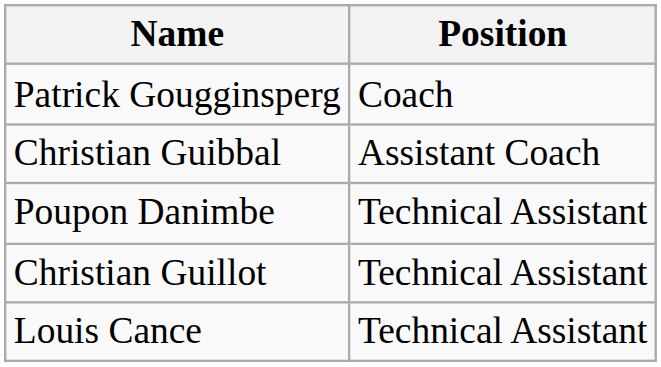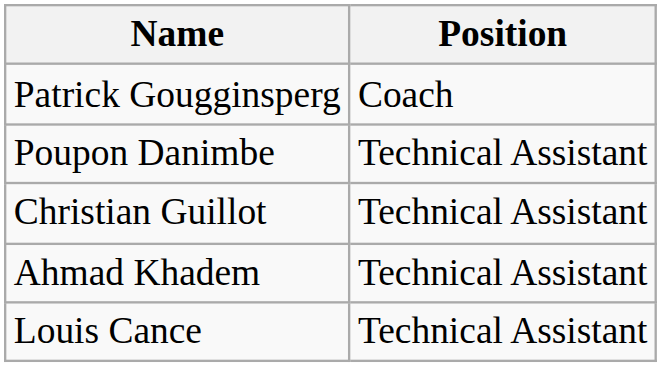- row: (147, 152)
+ row: (137, 271)
